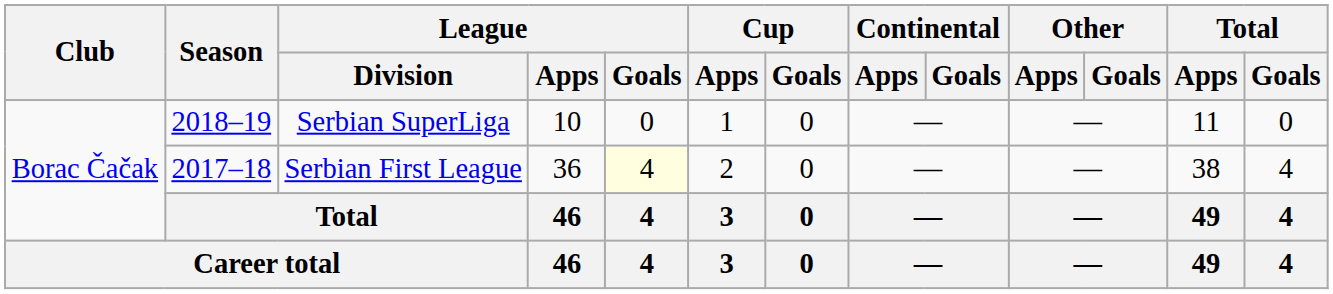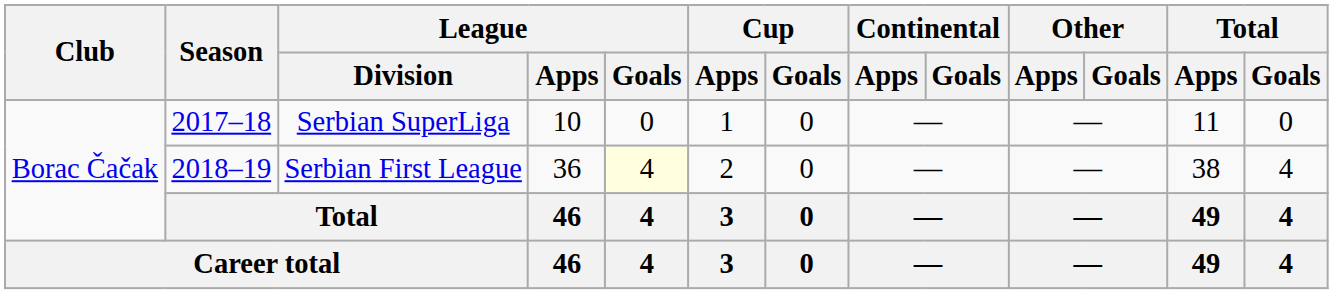(221, 122) 2018–19 -> (221, 122) 2017–18
(221, 169) 2017–18 -> (221, 169) 2018–19
